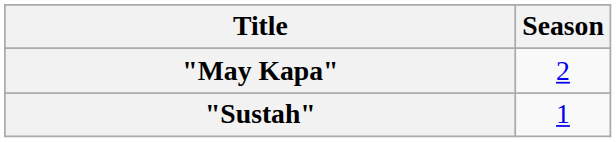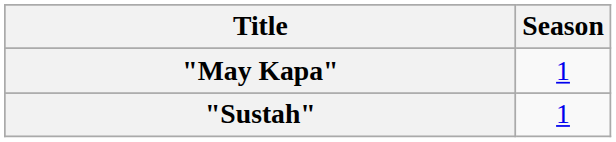(563, 70) 2 -> (563, 70) 1
